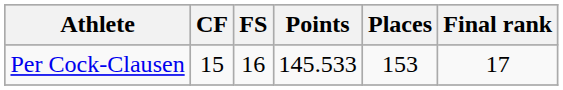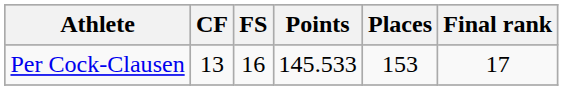(212, 64) 15 -> (212, 64) 13
